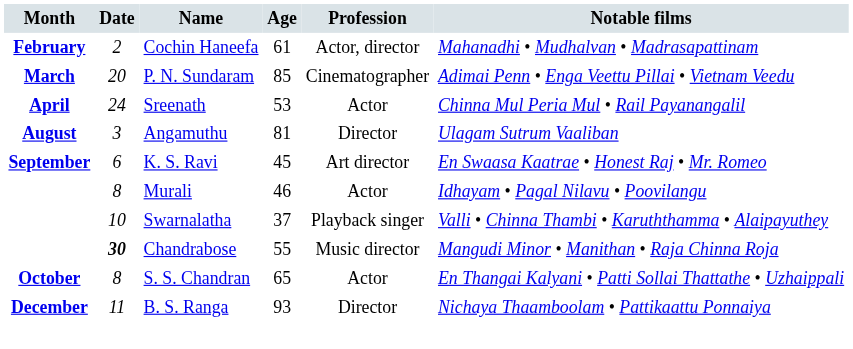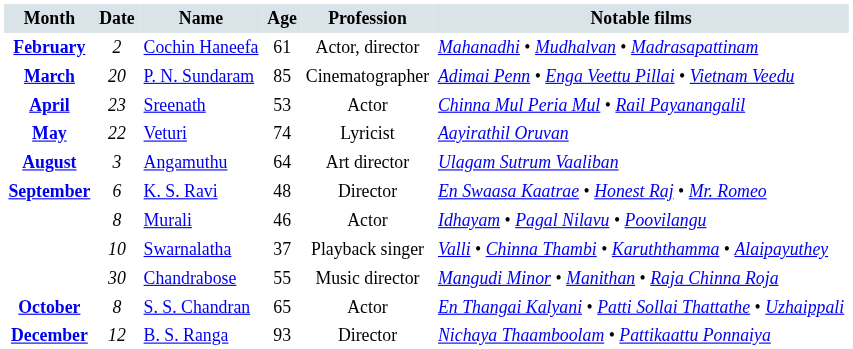(117, 104) 24 -> (117, 104) 23
+ row: (165, 133)
(282, 133) 81 -> (282, 162) 64
(367, 133) Director -> (367, 162) Art director
(282, 162) 45 -> (282, 191) 48
(367, 162) Art director -> (367, 191) Director
(117, 249) bold -> (117, 278) normal
(117, 306) 11 -> (117, 335) 12
